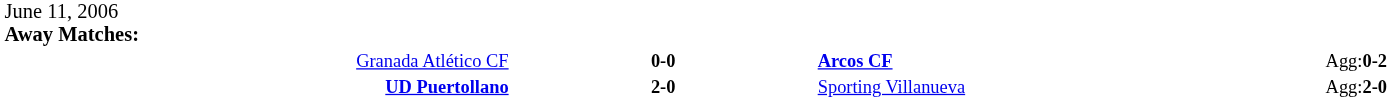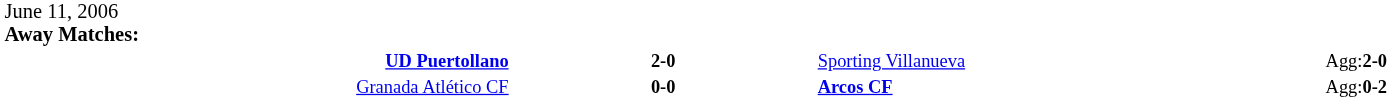rows swapped: (447, 86) <-> (432, 61)
